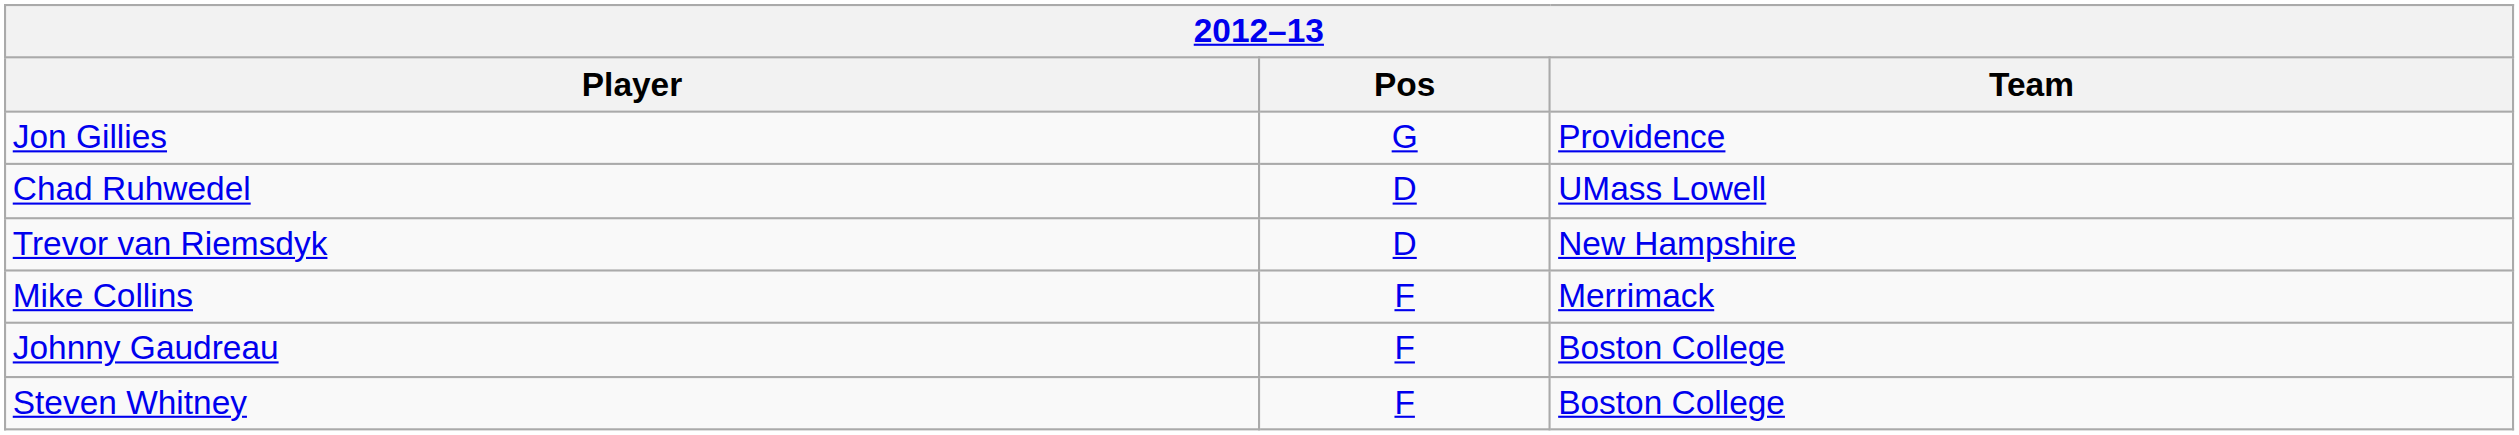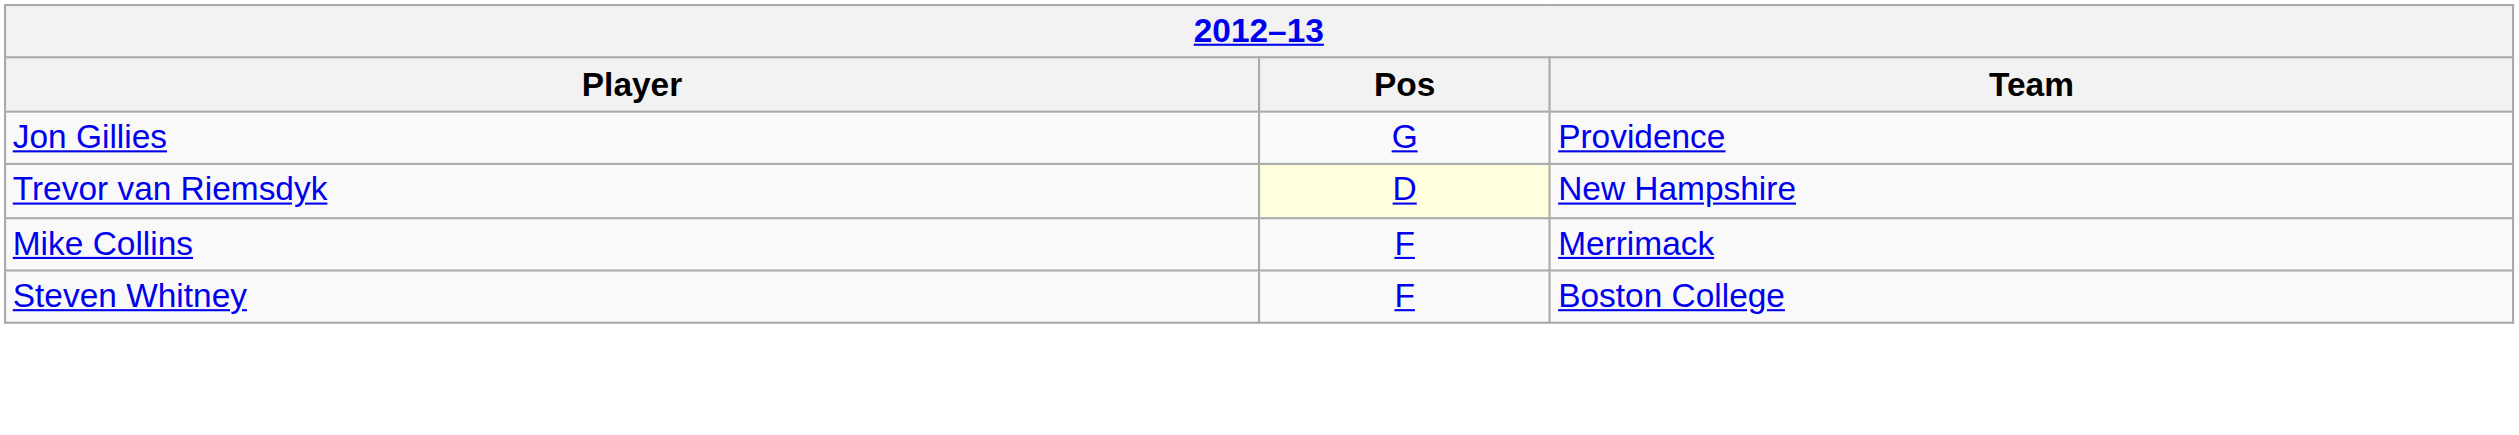- row: (132, 190)
(1405, 243) no background -> (1405, 190) lightyellow background
- row: (146, 349)
